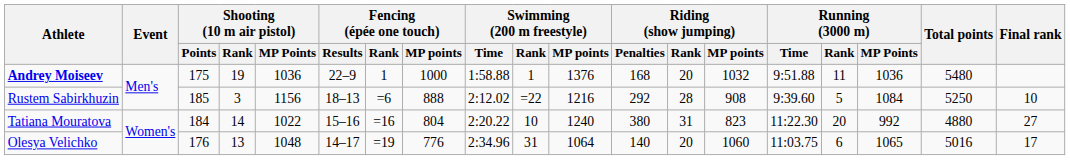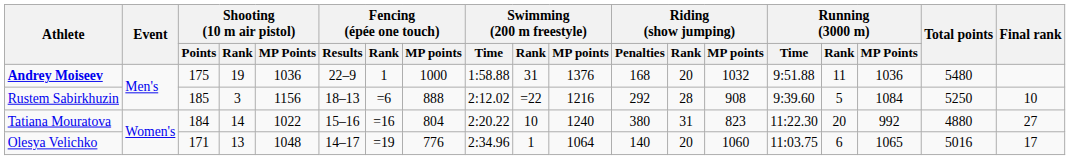(531, 76) 1 -> (531, 76) 31
(199, 143) 176 -> (199, 143) 171
(531, 143) 31 -> (531, 143) 1
